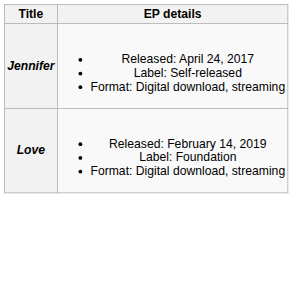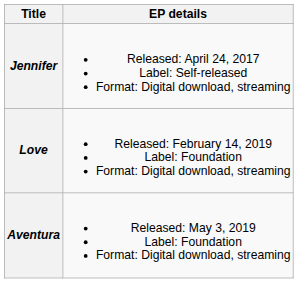+ row: (34, 235)
